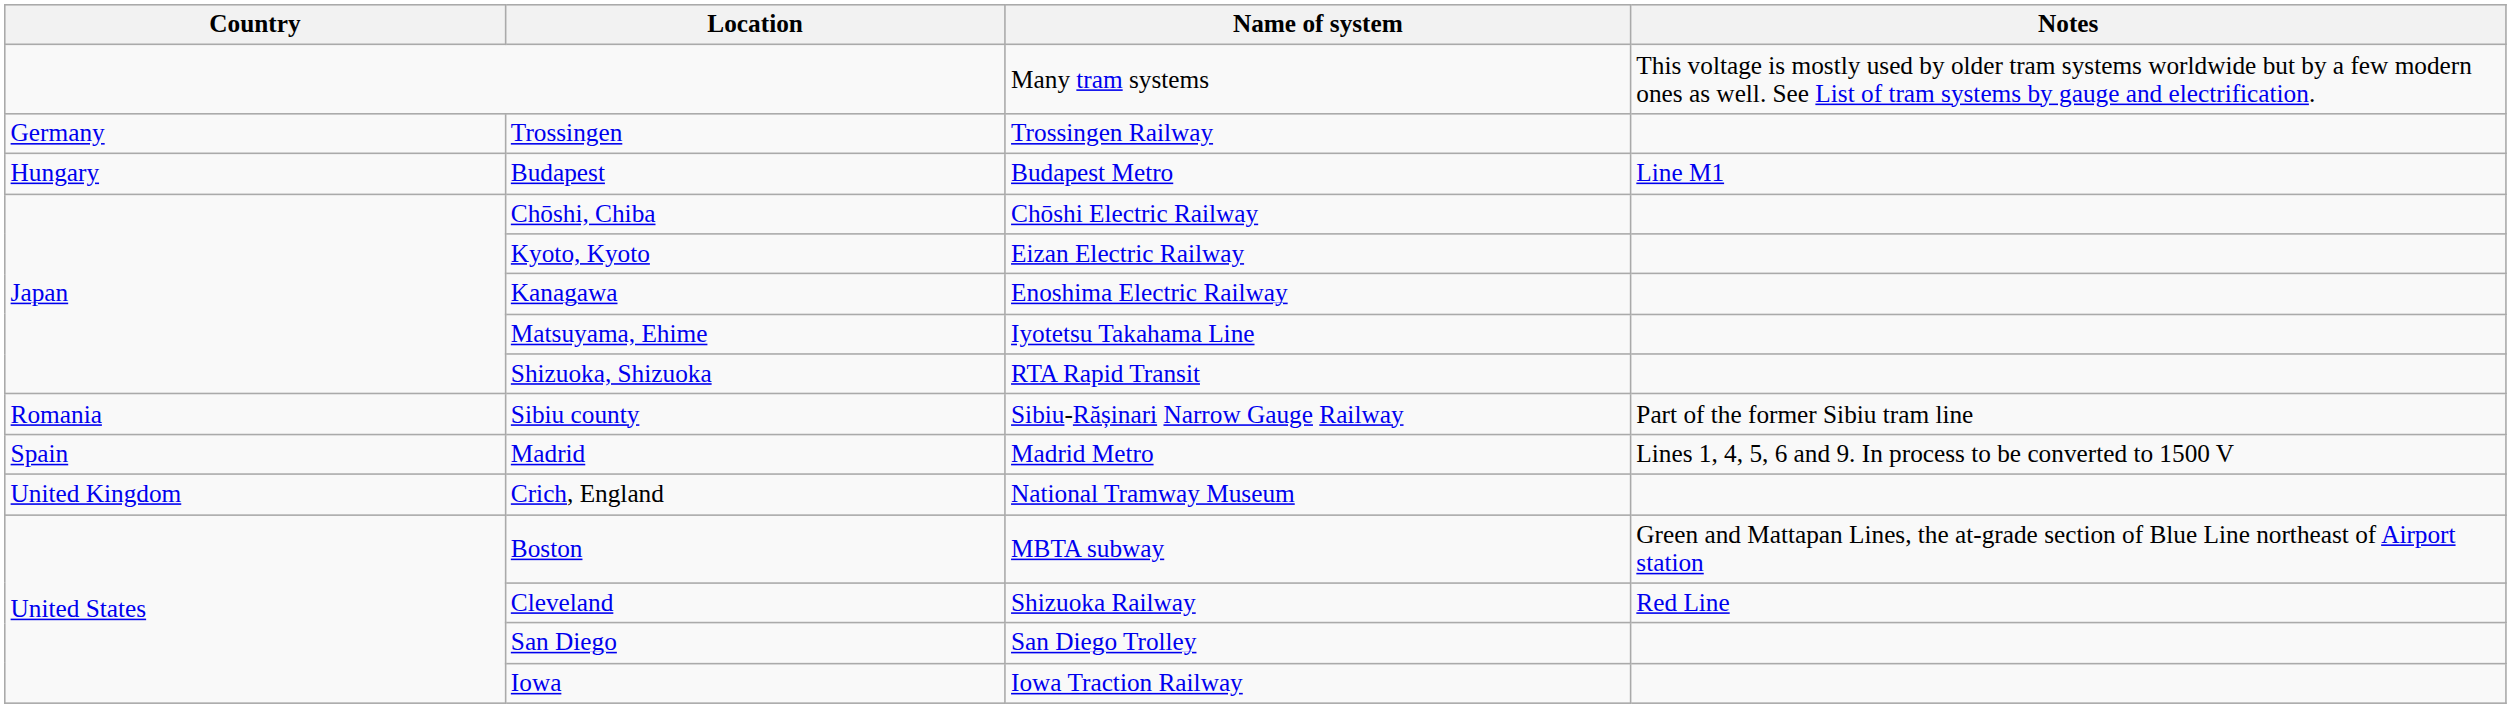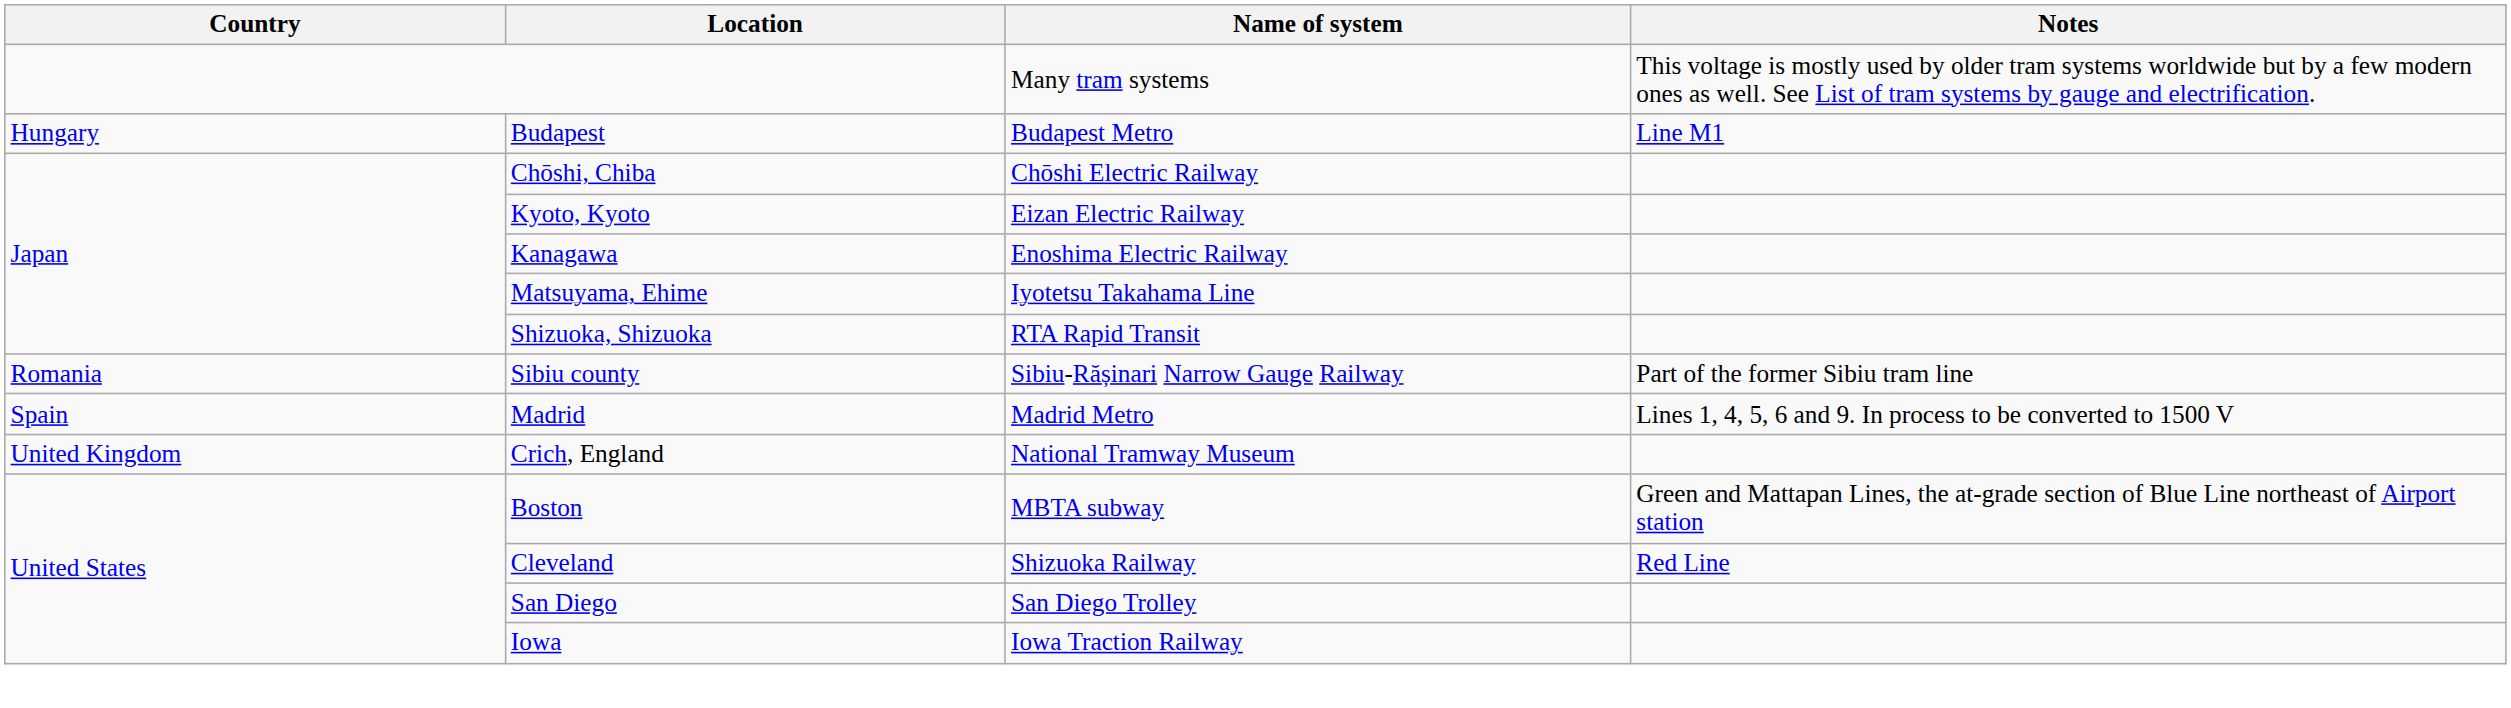- row: (567, 133)
